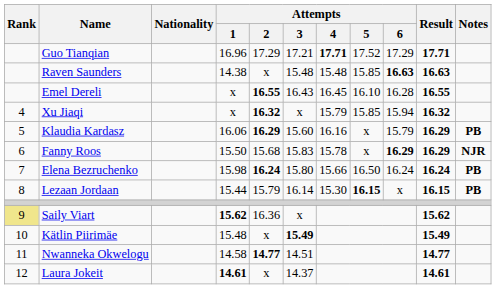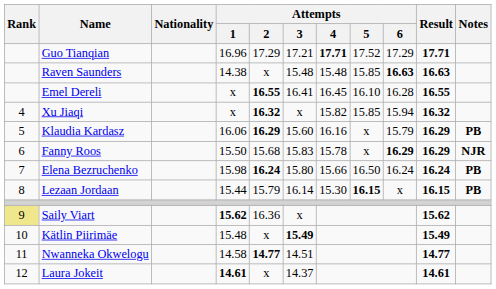(300, 92) 16.43 -> (300, 92) 16.41
(333, 111) 15.79 -> (333, 111) 15.82
